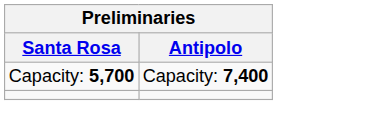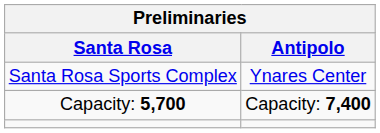+ row: (123, 76)
